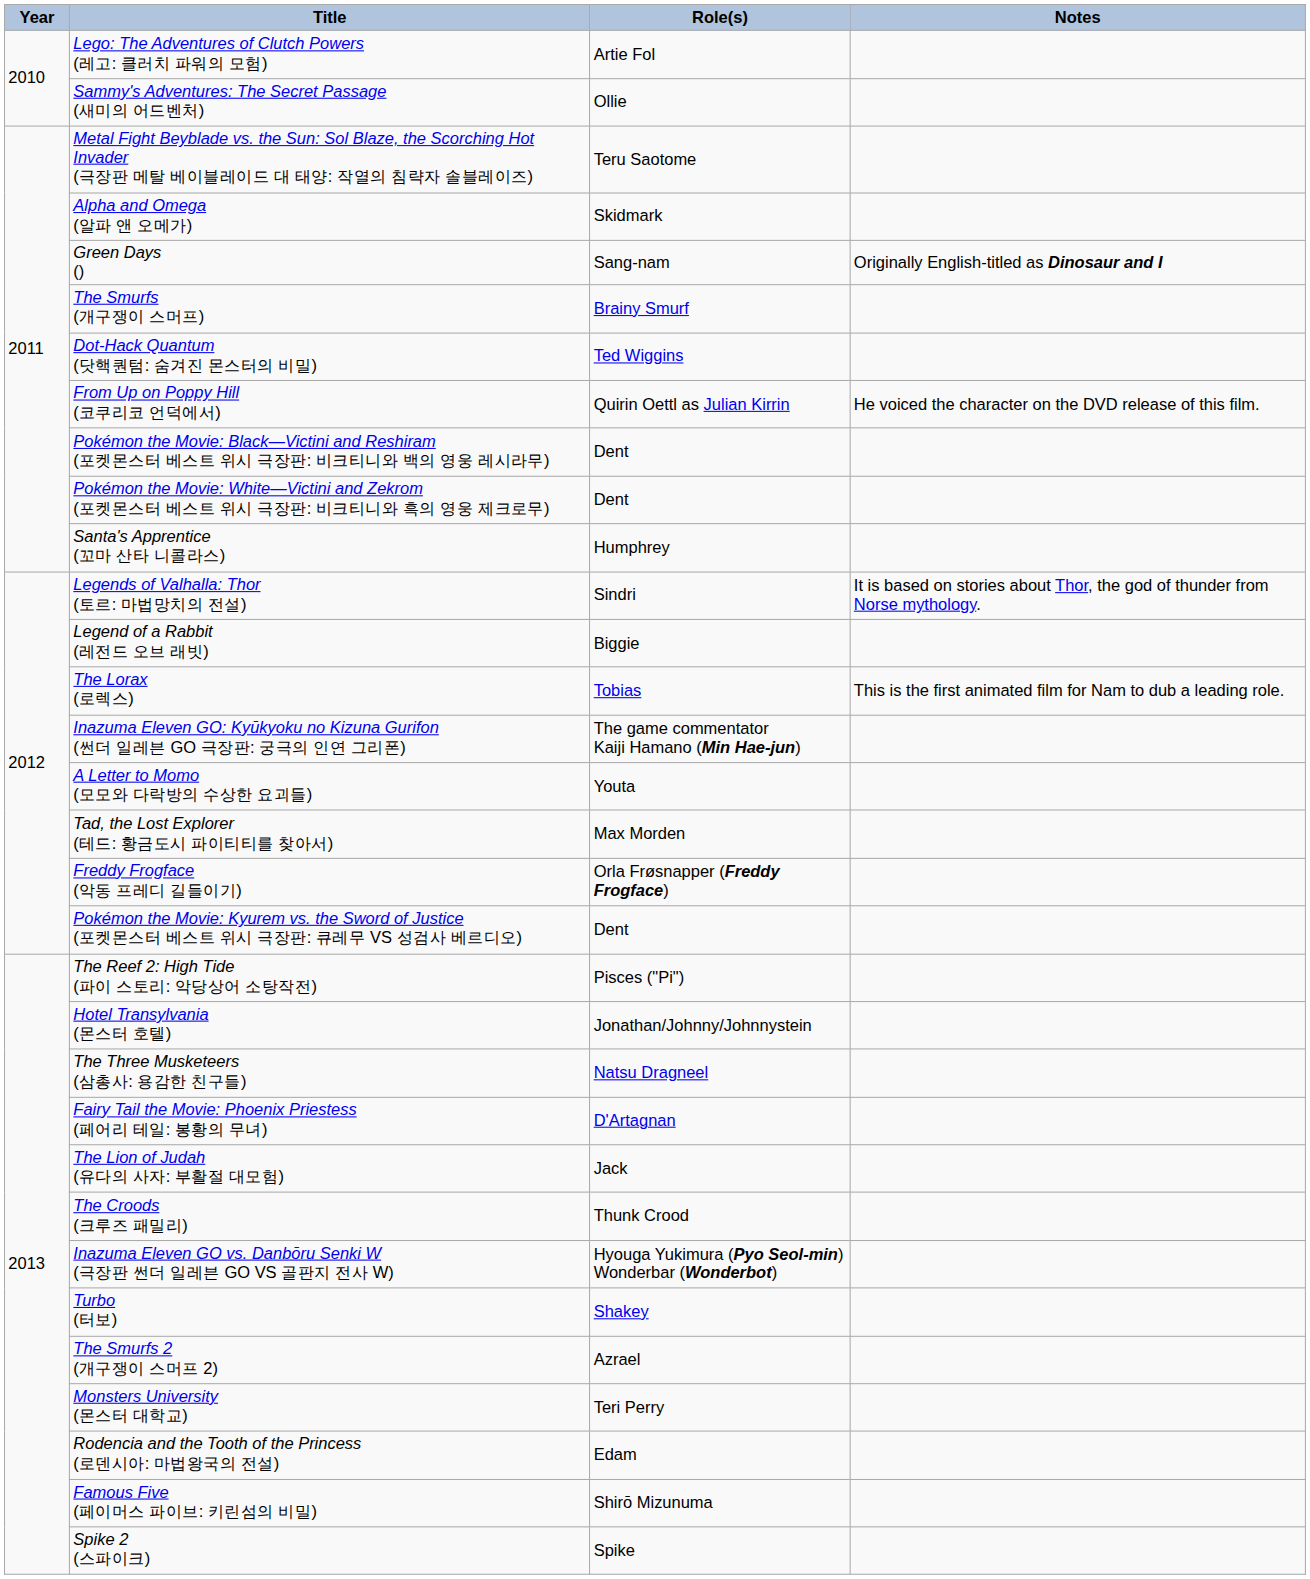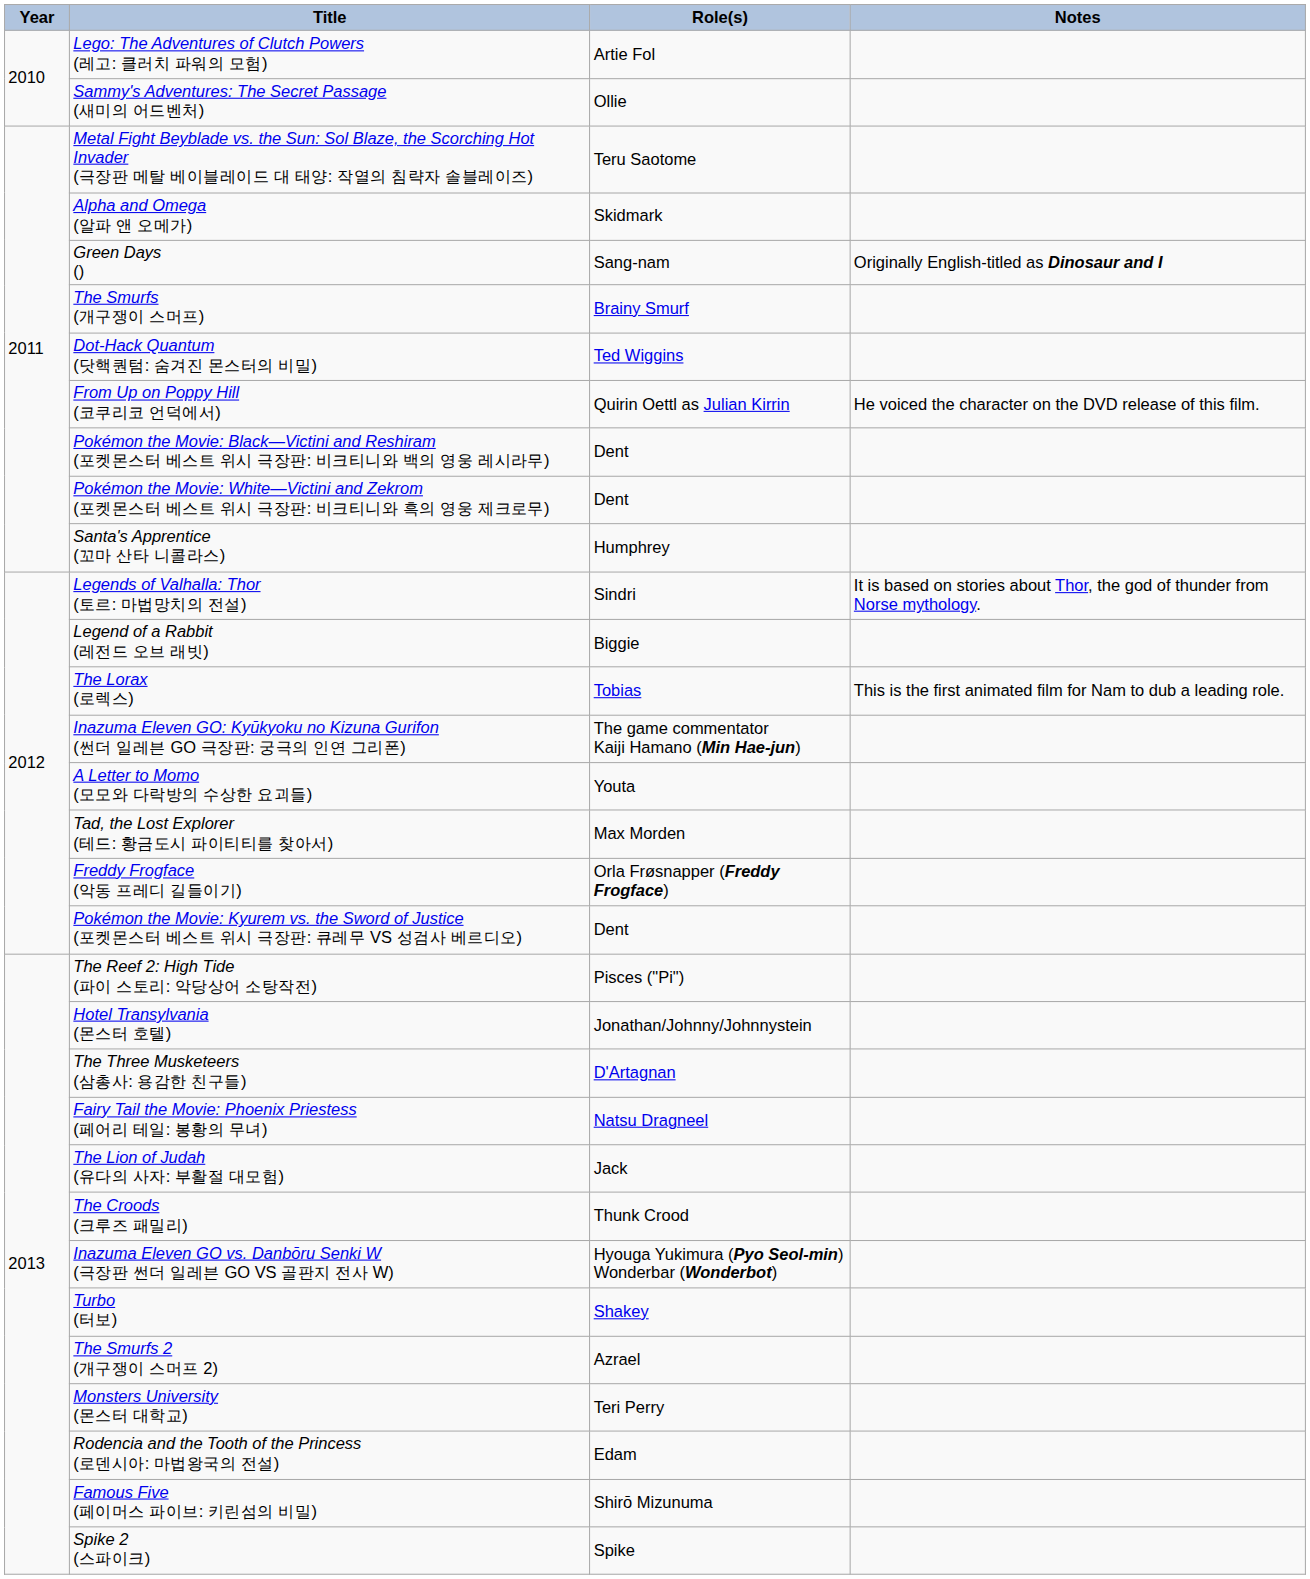(651, 1073) Natsu Dragneel -> (635, 1073) D'Artagnan
(635, 1120) D'Artagnan -> (651, 1120) Natsu Dragneel
